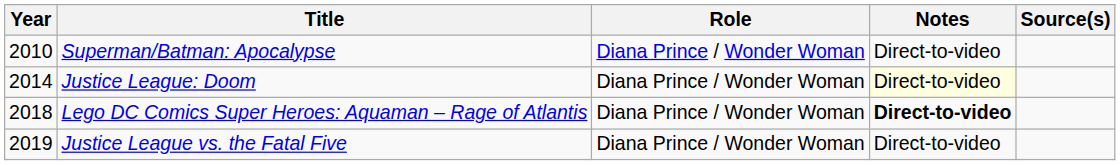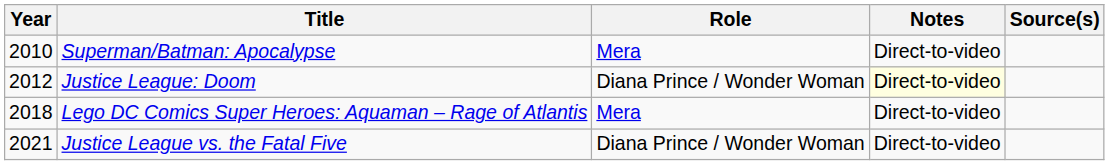(731, 50) Diana Prince / Wonder Woman -> (619, 50) Mera
(31, 81) 2014 -> (31, 81) 2012
(731, 112) Diana Prince / Wonder Woman -> (619, 112) Mera
(943, 112) bold -> (937, 112) normal
(31, 143) 2019 -> (31, 143) 2021
